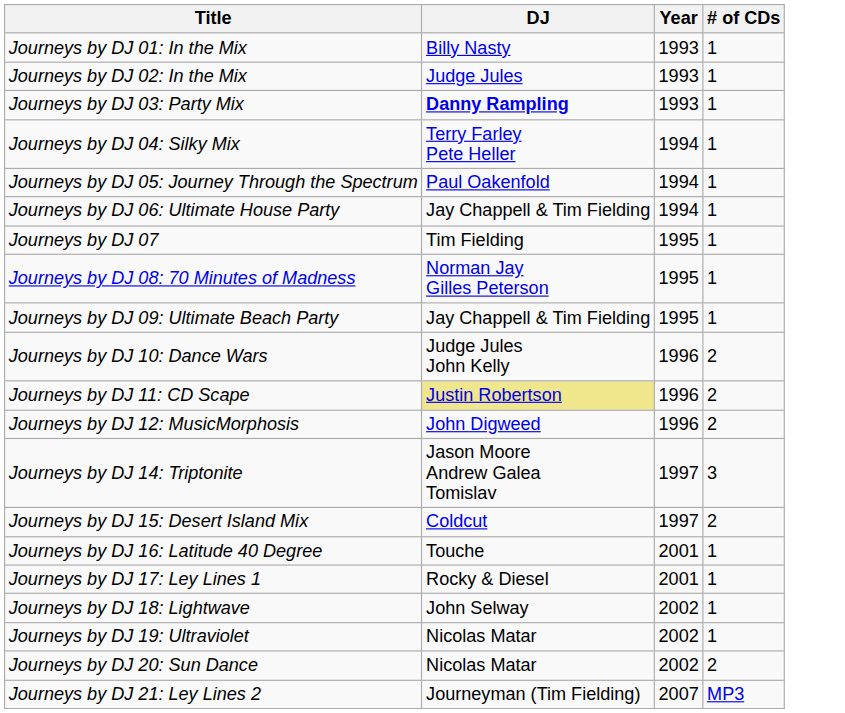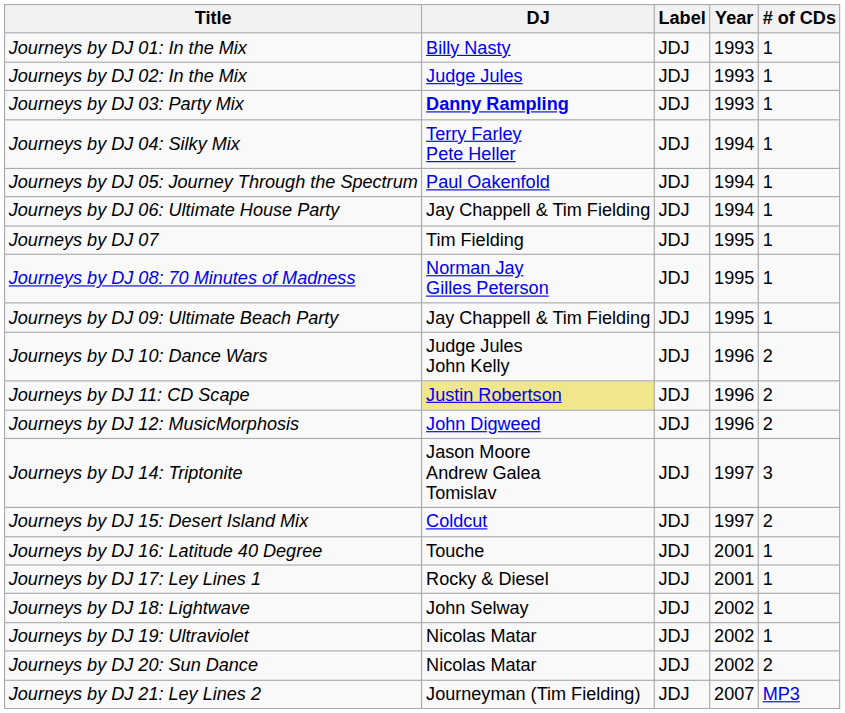+ column: (682, 18)
